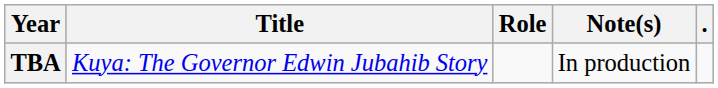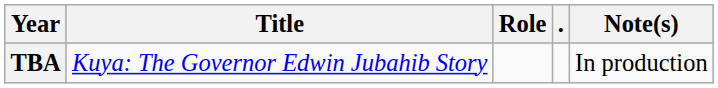columns swapped: (624, 23) <-> (705, 23)
